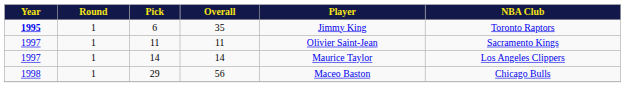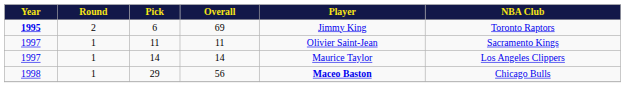(93, 27) 1 -> (93, 27) 2
(220, 27) 35 -> (220, 27) 69
(342, 74) normal -> (342, 74) bold
